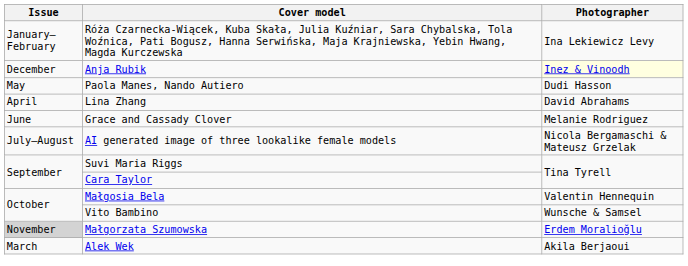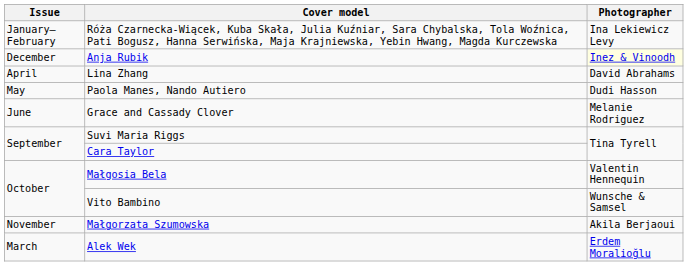rows swapped: (116, 102) <-> (164, 86)
- row: (241, 141)
(31, 230) lightgrey background -> (31, 225) no background
(593, 230) Erdem Moralioğlu -> (632, 225) Akila Berjaoui
(587, 246) Akila Berjaoui -> (620, 247) Erdem Moralioğlu
